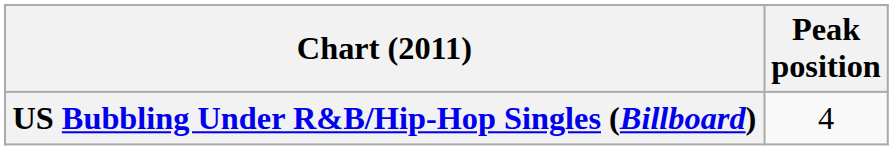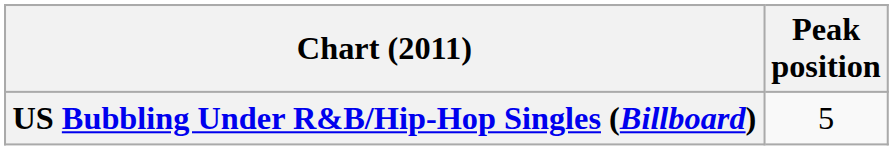(826, 117) 4 -> (826, 117) 5
